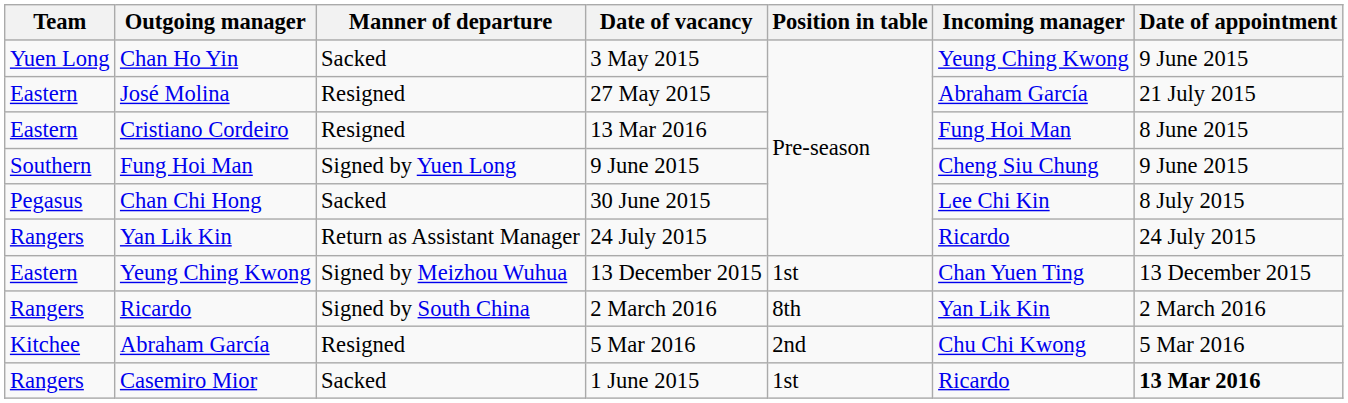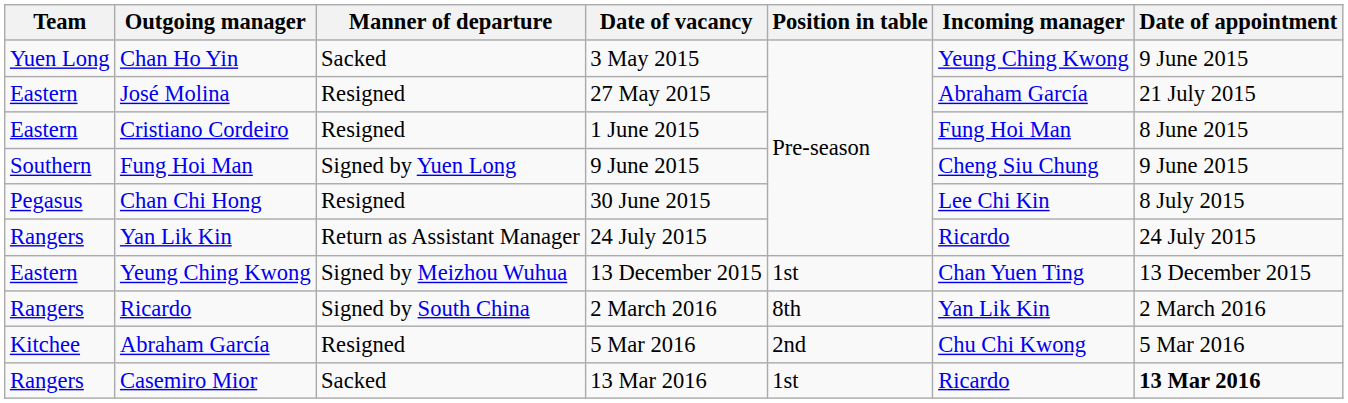(649, 129) 13 Mar 2016 -> (645, 129) 1 June 2015
(354, 201) Sacked -> (363, 201) Resigned
(645, 380) 1 June 2015 -> (649, 380) 13 Mar 2016
